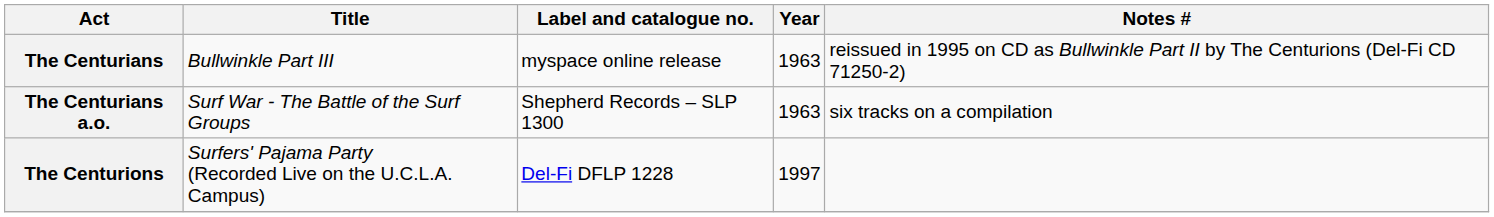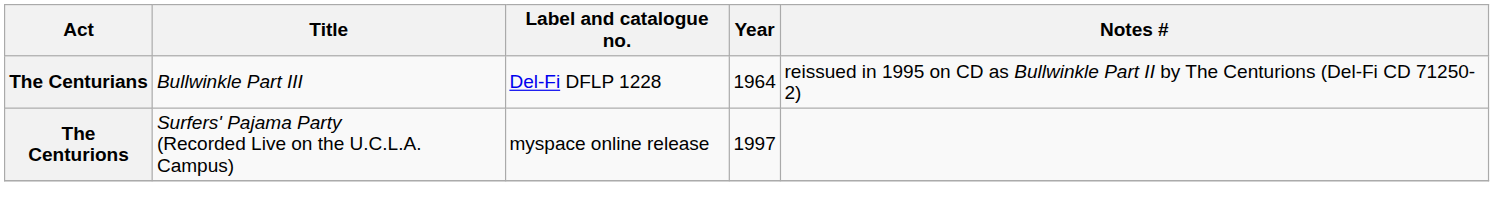(621, 60) myspace online release -> (585, 81) Del-Fi DFLP 1228
(799, 60) 1963 -> (755, 81) 1964
- row: (94, 112)
(597, 174) Del-Fi DFLP 1228 -> (609, 144) myspace online release
